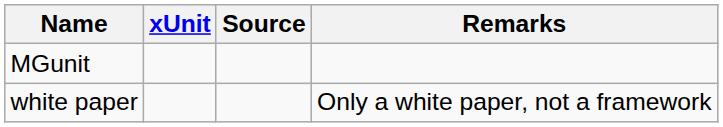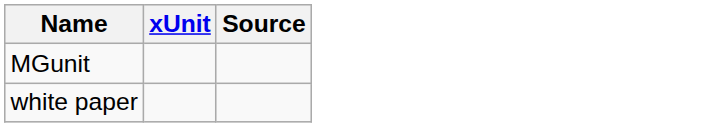- column: (514, 24)
